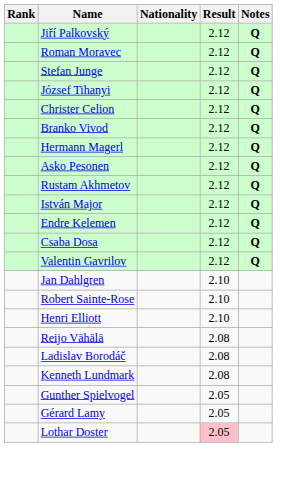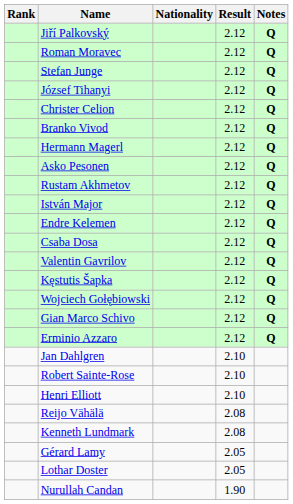+ row: (77, 280)
+ row: (95, 299)
+ row: (88, 318)
+ row: (79, 337)
- row: (83, 356)
- row: (88, 394)
(219, 432) pink background -> (235, 470) no background
+ row: (82, 489)
